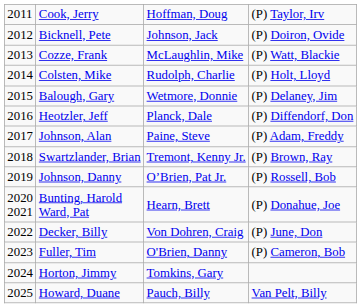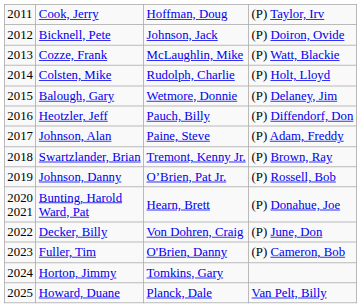(179, 116) Planck, Dale -> (178, 116) Pauch, Billy
(178, 292) Pauch, Billy -> (179, 292) Planck, Dale
